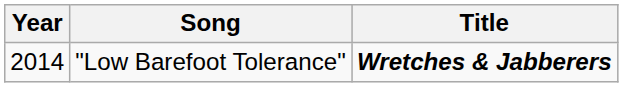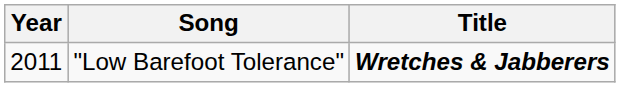(37, 61) 2014 -> (36, 61) 2011
